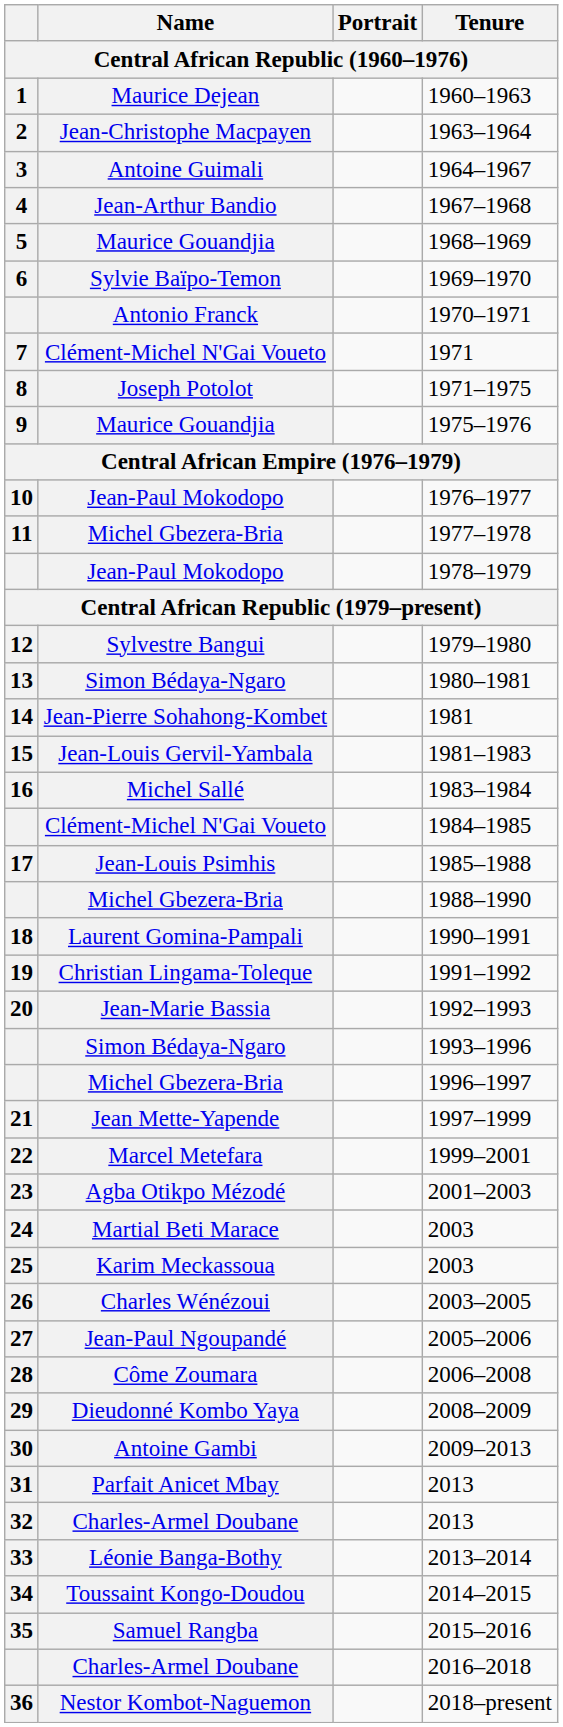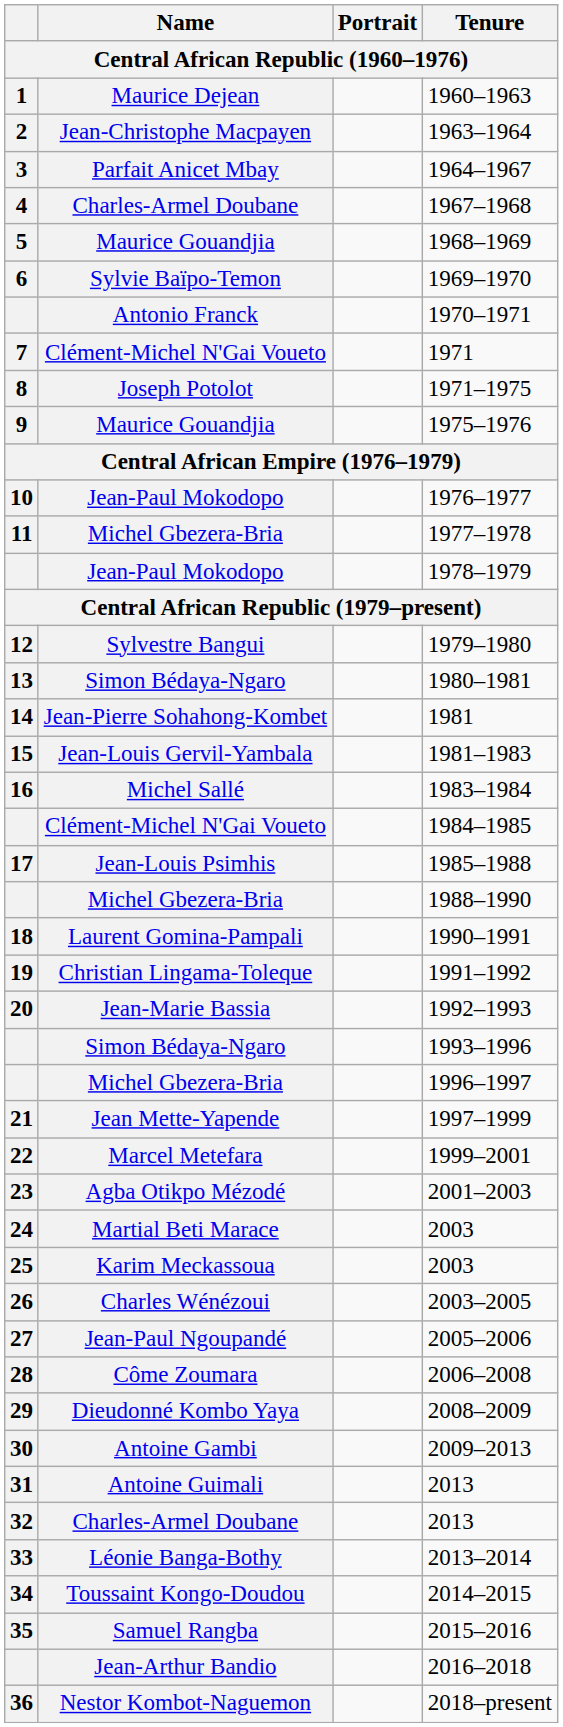(185, 168) Antoine Guimali -> (185, 168) Parfait Anicet Mbay
(185, 205) Jean-Arthur Bandio -> (185, 205) Charles-Armel Doubane
(185, 1484) Parfait Anicet Mbay -> (185, 1484) Antoine Guimali
(185, 1667) Charles-Armel Doubane -> (185, 1667) Jean-Arthur Bandio
